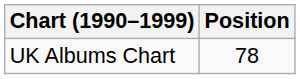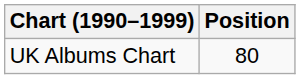(247, 55) 78 -> (247, 55) 80
